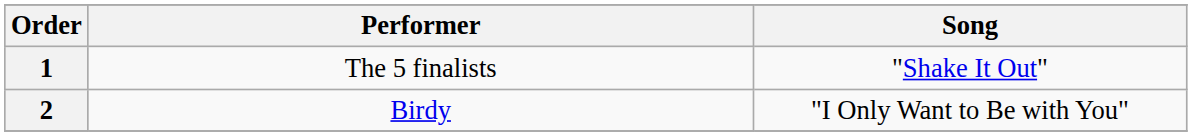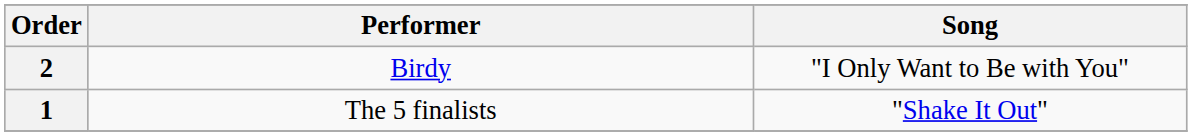rows swapped: (46, 67) <-> (46, 109)
